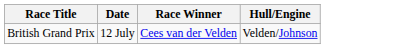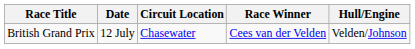+ column: (182, 13)
